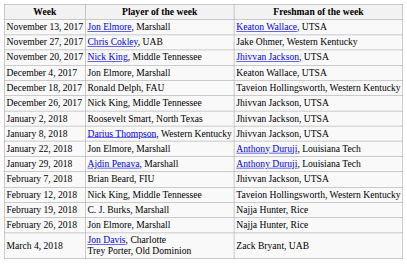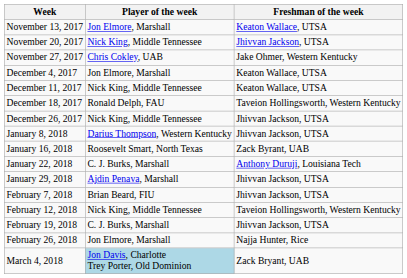rows swapped: (45, 57) <-> (45, 42)
+ row: (44, 88)
- row: (37, 118)
+ row: (39, 149)
(129, 149) Jon Elmore, Marshall -> (128, 164) C. J. Burks, Marshall
(299, 164) Anthony Duruji, Louisiana Tech -> (283, 179) Jhivvan Jackson, UTSA
(272, 210) Najja Hunter, Rice -> (283, 225) Jhivvan Jackson, UTSA
(139, 245) no background -> (139, 261) lightblue background
